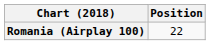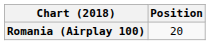(177, 31) 22 -> (177, 31) 20
